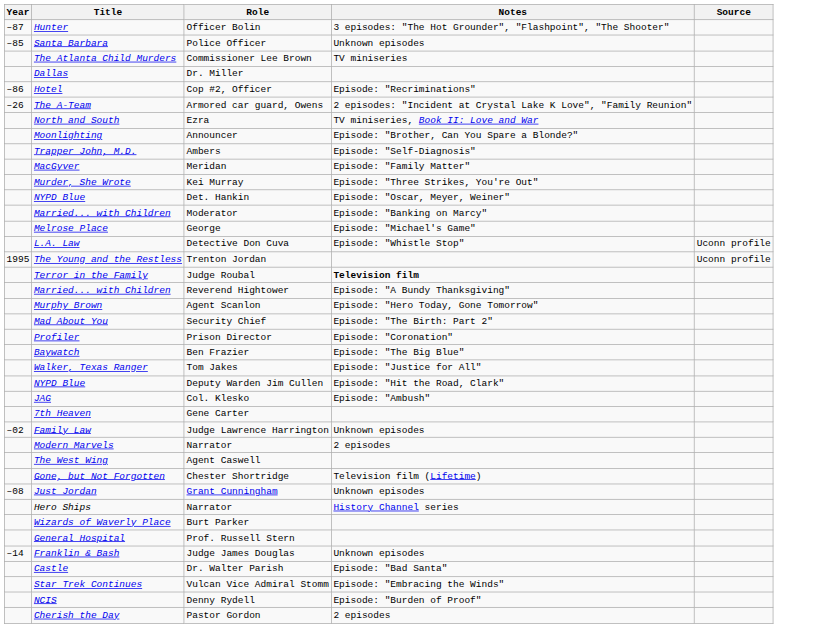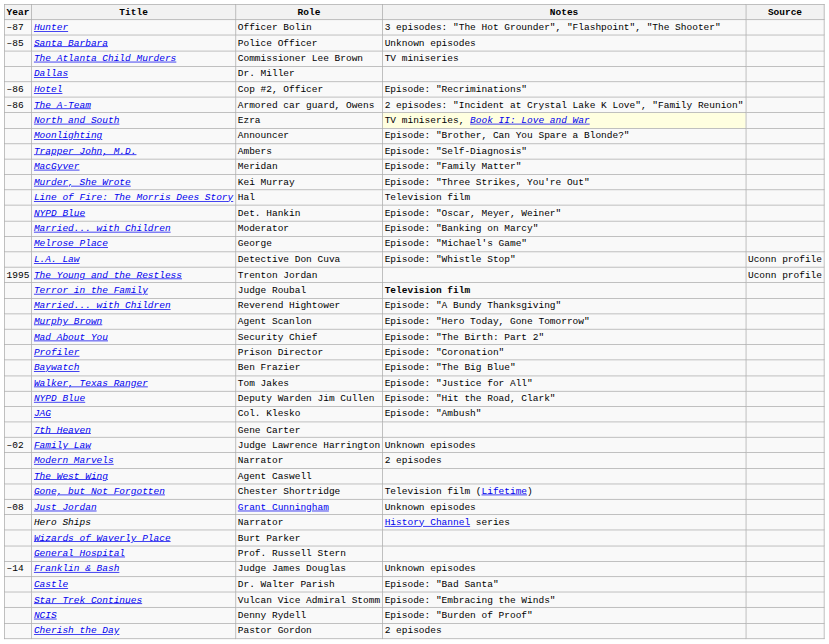(15, 105) –26 -> (15, 105) –86
(436, 120) no background -> (487, 120) lightyellow background
+ row: (134, 198)
